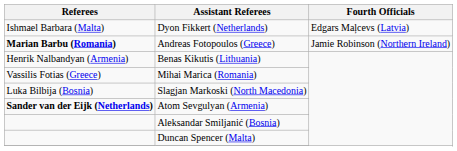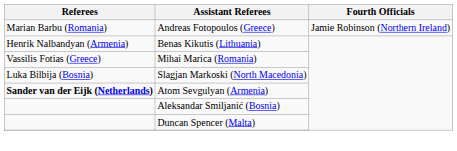- row: (213, 28)
(61, 43) bold -> (57, 28) normal
